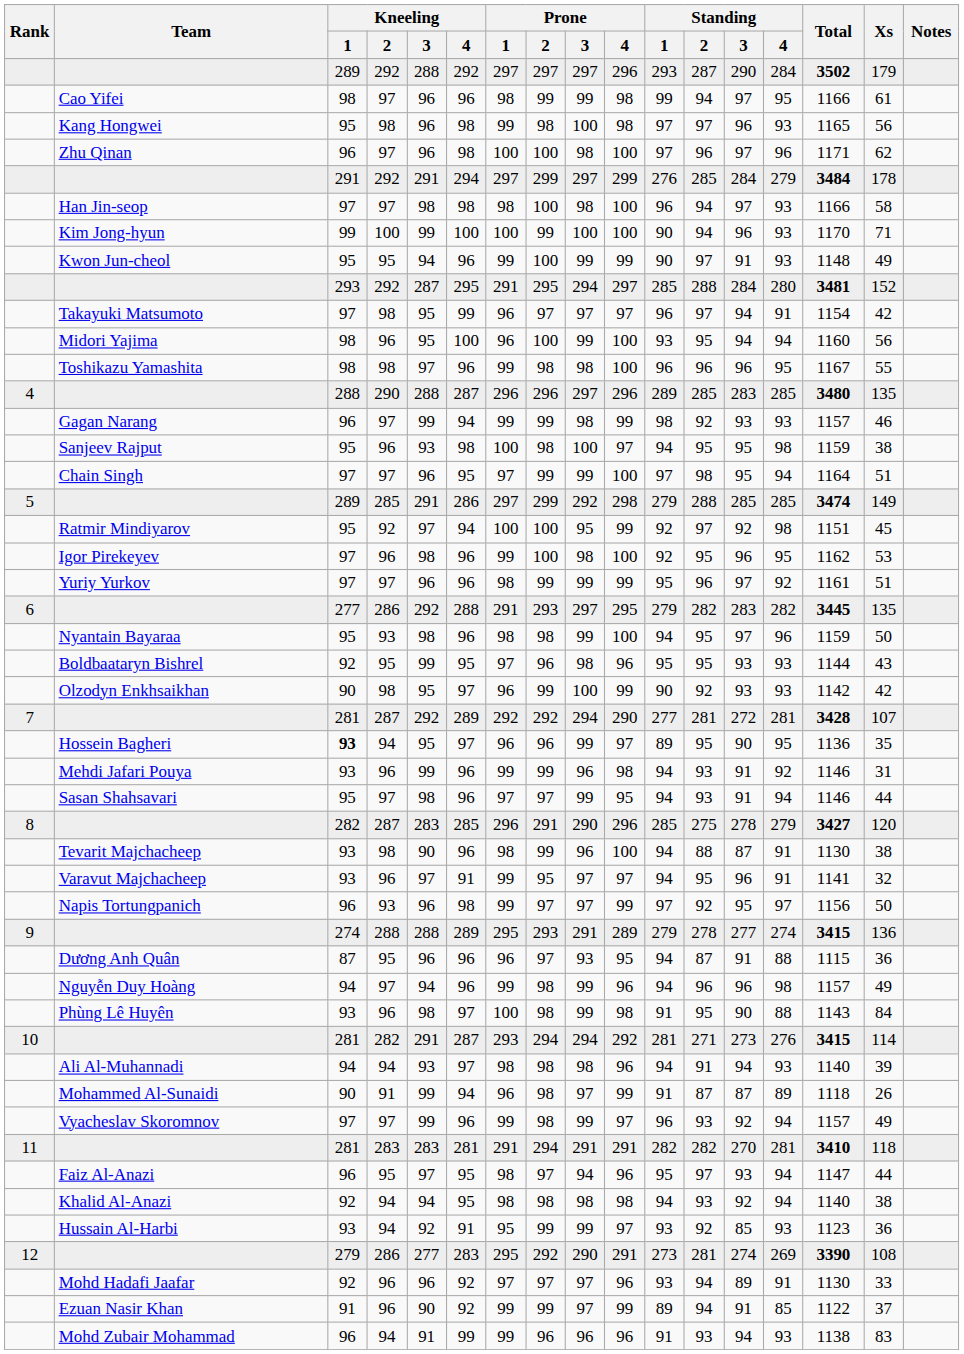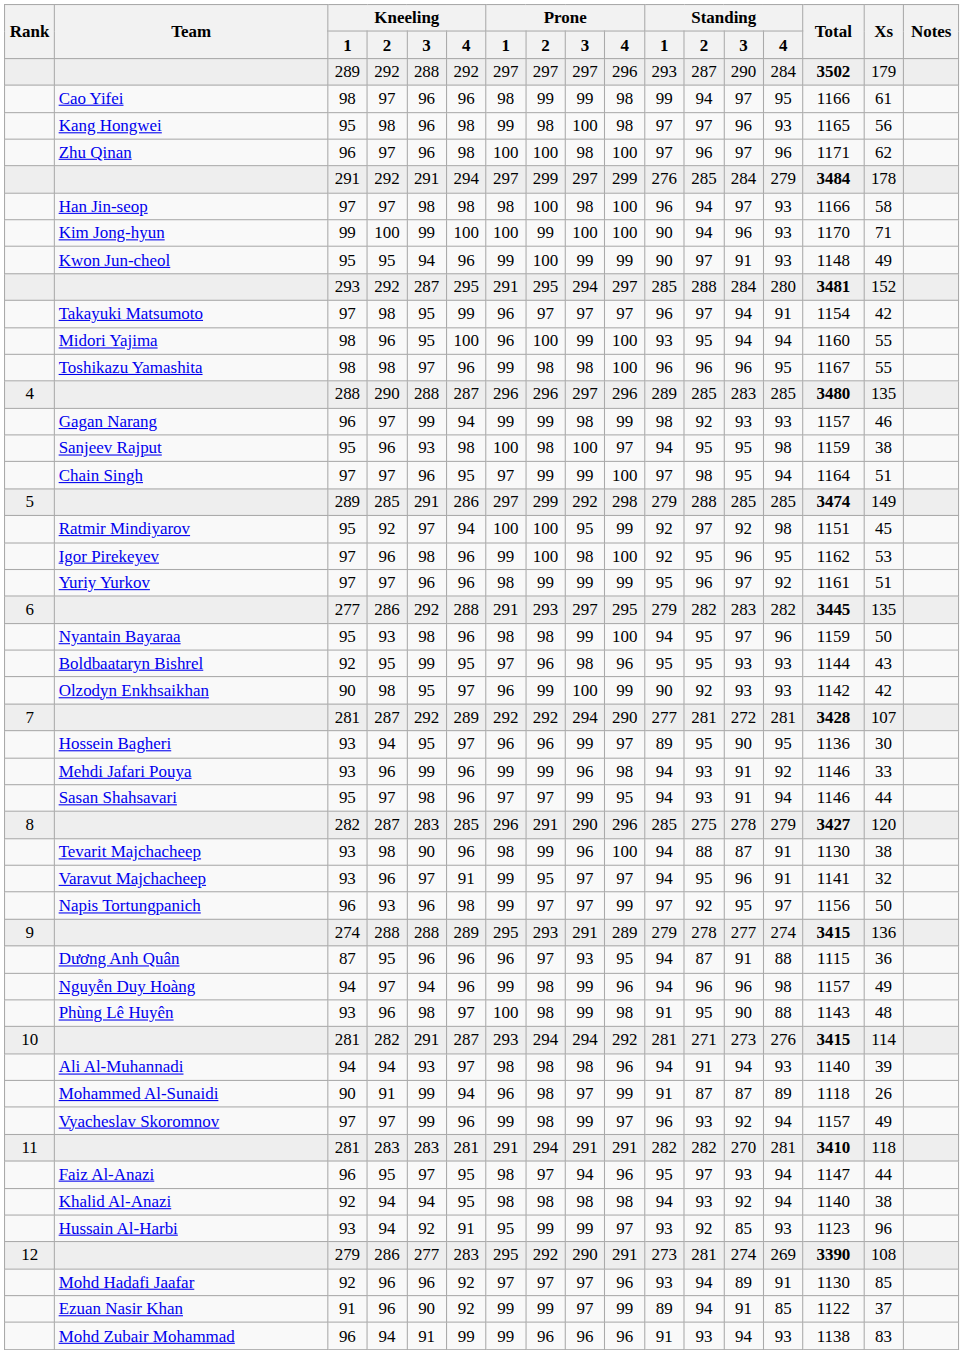(884, 340) 56 -> (884, 340) 55
(347, 744) bold -> (347, 744) normal
(884, 744) 35 -> (884, 744) 30
(884, 771) 31 -> (884, 771) 33
(884, 1013) 84 -> (884, 1013) 48
(884, 1228) 36 -> (884, 1228) 96
(884, 1282) 33 -> (884, 1282) 85
